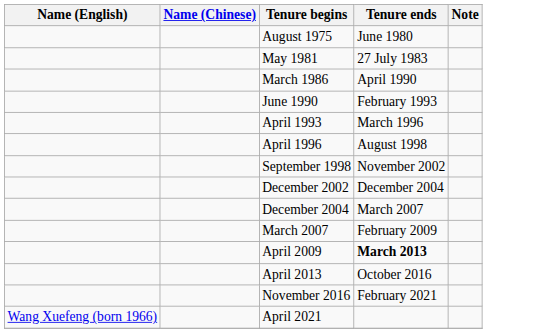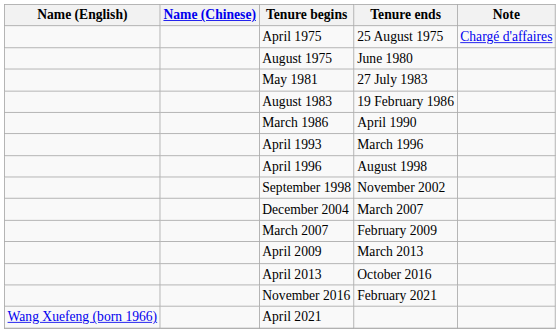+ row: (292, 36)
+ row: (297, 101)
- row: (290, 101)
- row: (305, 187)
(392, 252) bold -> (390, 252) normal
